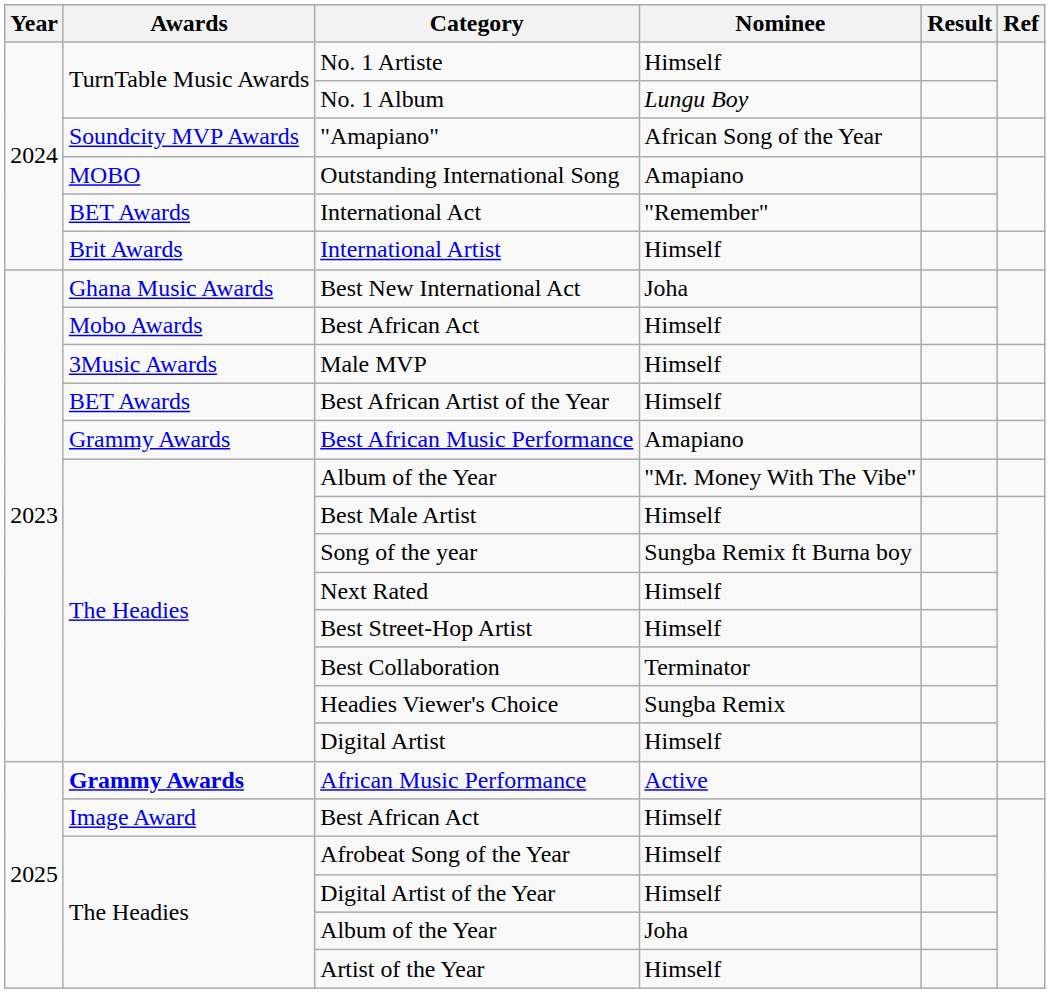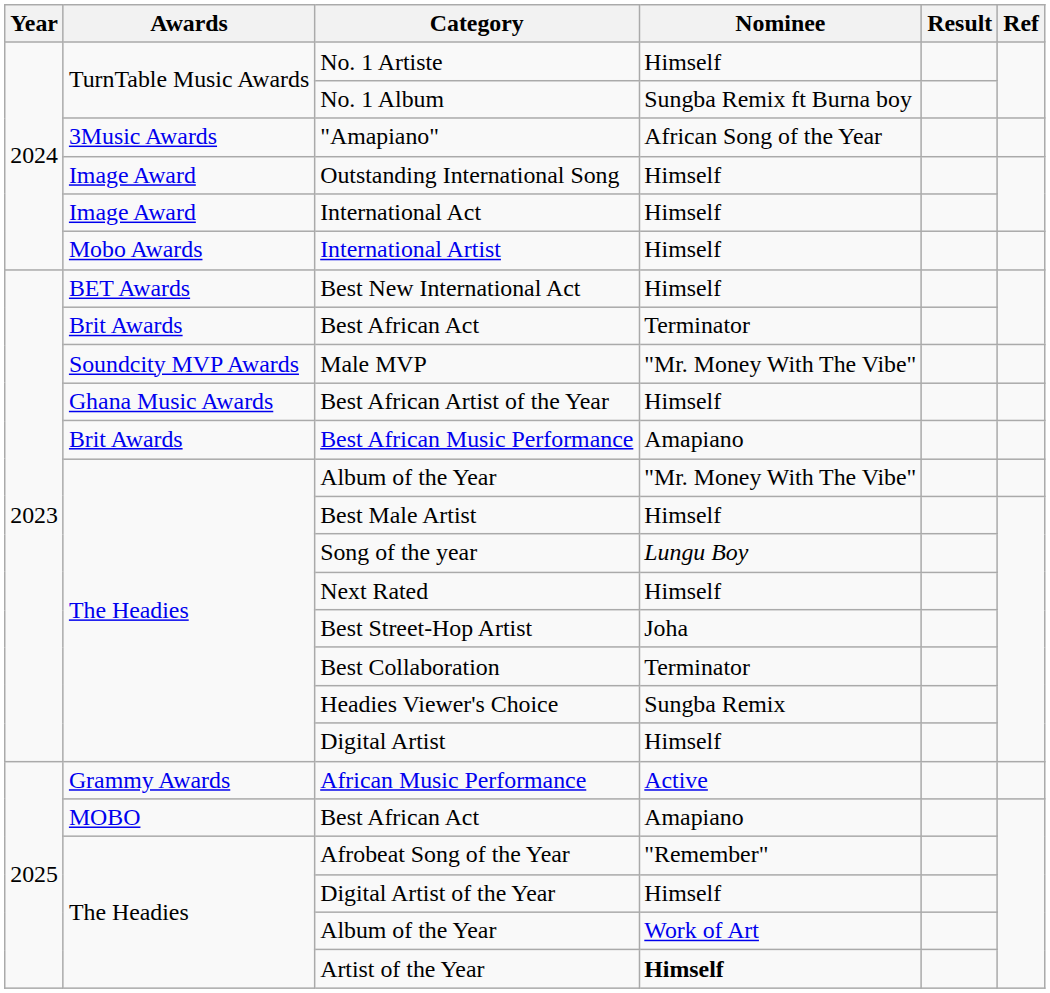(696, 99) Lungu Boy -> (778, 99) Sungba Remix ft Burna boy
(184, 136) Soundcity MVP Awards -> (143, 136) 3Music Awards
(105, 174) MOBO -> (132, 174) Image Award
(694, 174) Amapiano -> (683, 174) Himself
(130, 212) BET Awards -> (132, 212) Image Award
(706, 212) "Remember" -> (683, 212) Himself
(126, 250) Brit Awards -> (136, 250) Mobo Awards
(171, 288) Ghana Music Awards -> (130, 288) BET Awards
(666, 288) Joha -> (683, 288) Himself
(136, 325) Mobo Awards -> (126, 325) Brit Awards
(683, 325) Himself -> (697, 325) Terminator
(143, 363) 3Music Awards -> (184, 363) Soundcity MVP Awards
(683, 363) Himself -> (780, 363) "Mr. Money With The Vibe"
(130, 401) BET Awards -> (171, 401) Ghana Music Awards
(150, 439) Grammy Awards -> (126, 439) Brit Awards
(778, 552) Sungba Remix ft Burna boy -> (696, 552) Lungu Boy
(683, 628) Himself -> (666, 628) Joha
(156, 779) bold -> (150, 779) normal
(132, 817) Image Award -> (105, 817) MOBO
(683, 817) Himself -> (694, 817) Amapiano
(683, 855) Himself -> (706, 855) "Remember"
(666, 930) Joha -> (702, 930) Work of Art
(683, 968) normal -> (684, 968) bold
